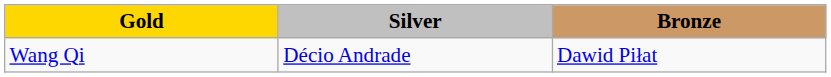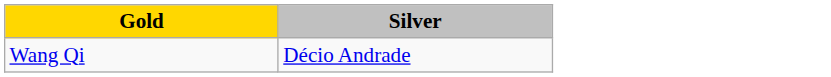- column: (689, 21)
